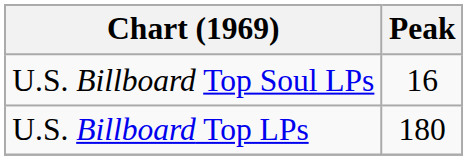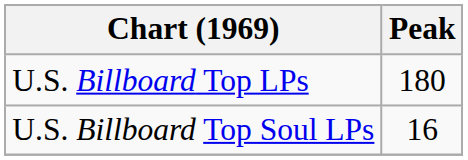rows swapped: (160, 129) <-> (193, 79)
